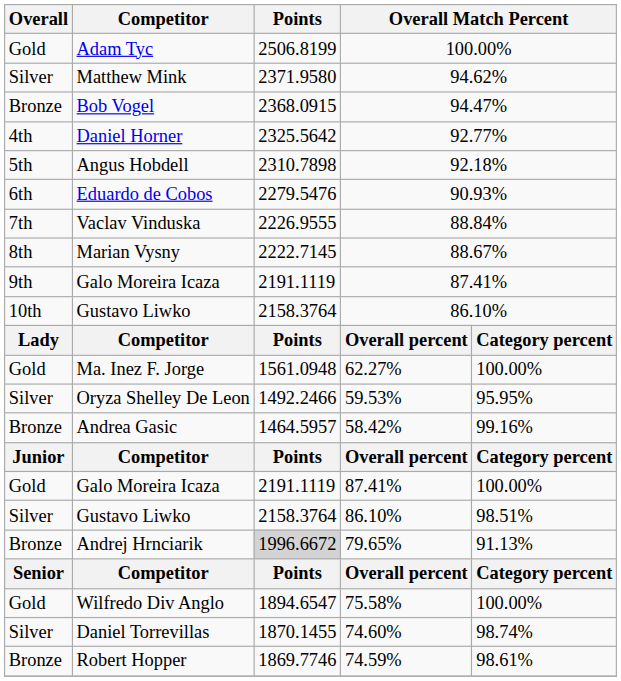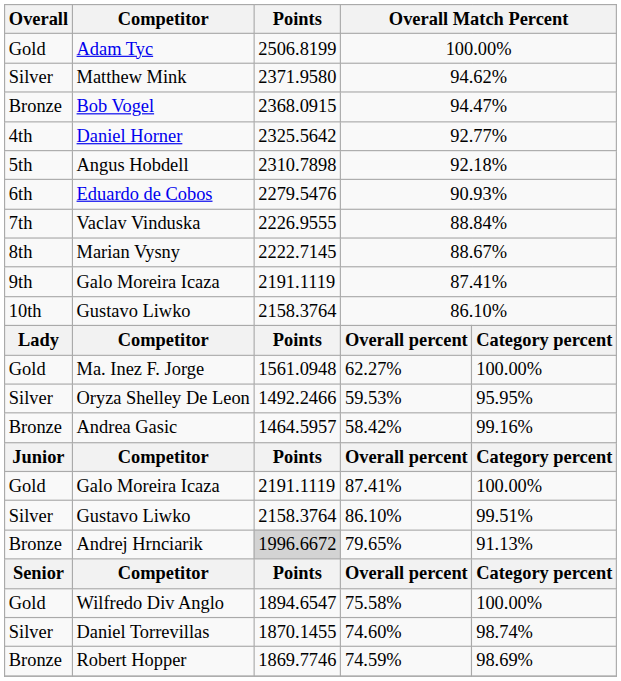(505, 515) 98.51% -> (505, 515) 99.51%
(505, 661) 98.61% -> (505, 661) 98.69%
